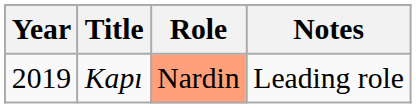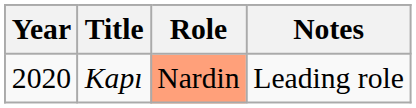(41, 77) 2019 -> (41, 77) 2020
